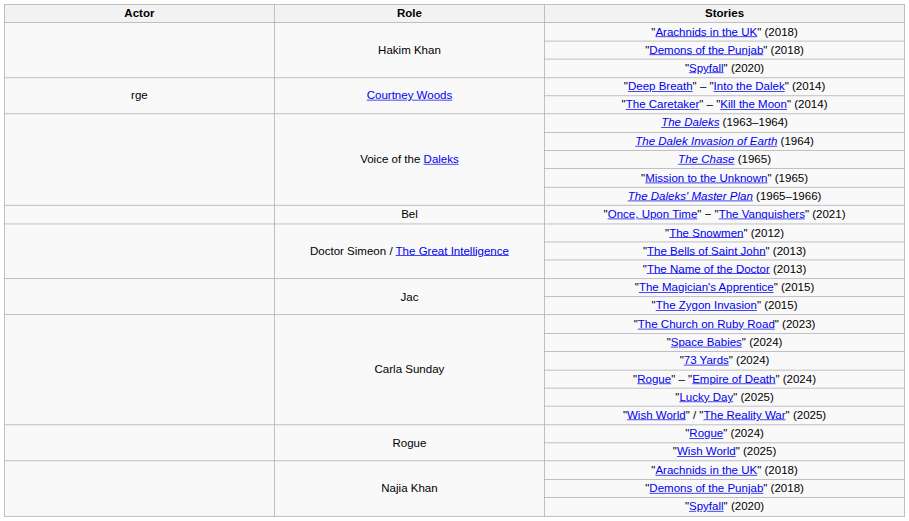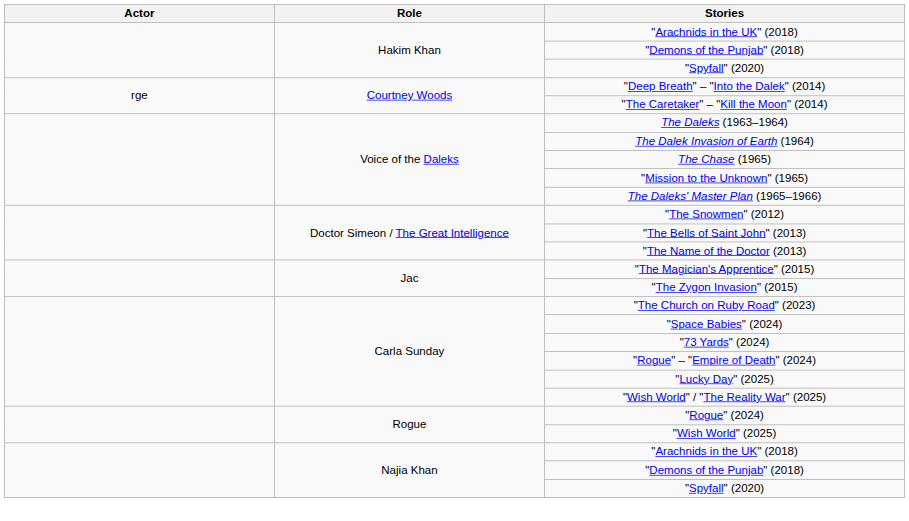- row: (409, 214)
